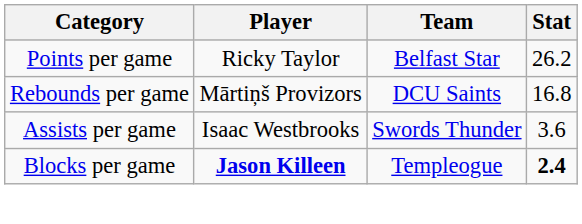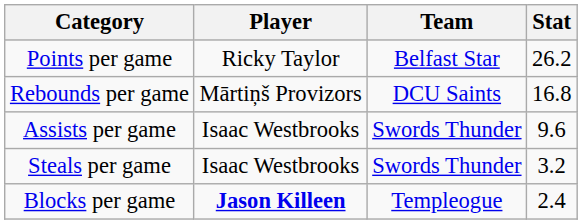(552, 129) 3.6 -> (552, 129) 9.6
+ row: (99, 165)
(552, 165) bold -> (552, 201) normal
